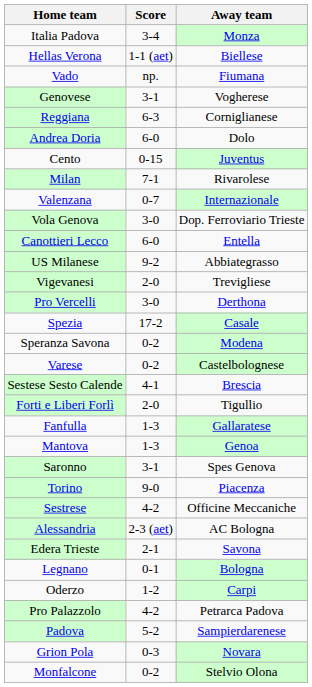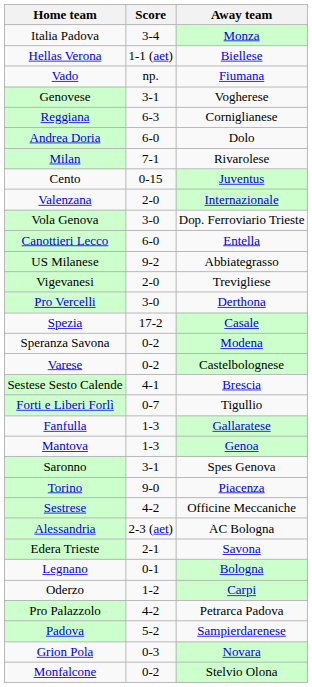rows swapped: (65, 179) <-> (65, 158)
(151, 199) 0-7 -> (151, 199) 2-0
(151, 405) 2-0 -> (151, 405) 0-7
